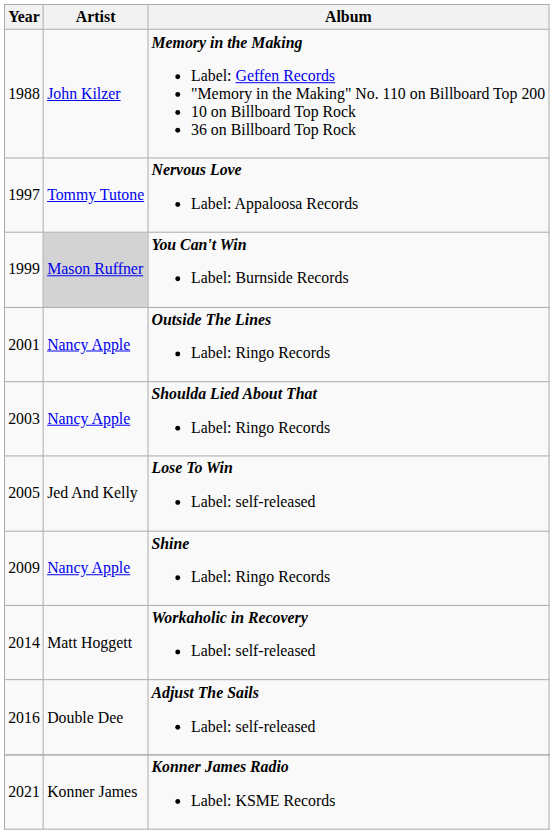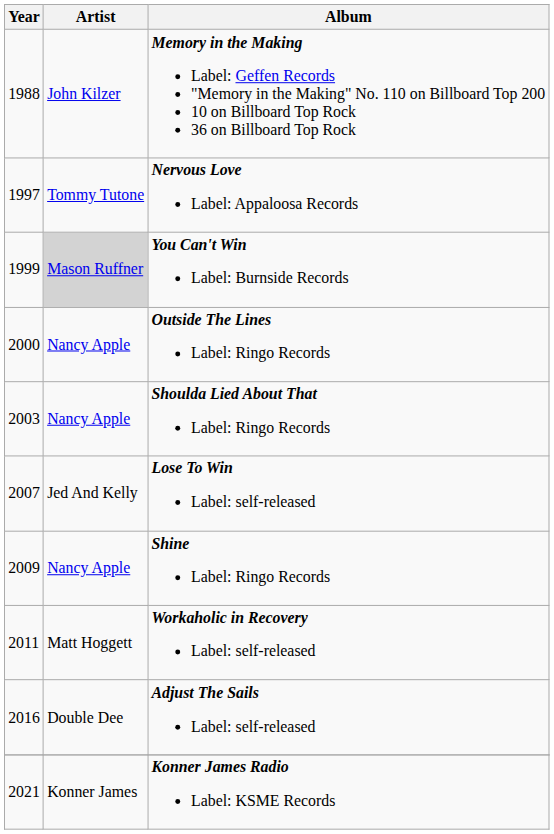(24, 344) 2001 -> (24, 344) 2000
(24, 493) 2005 -> (24, 493) 2007
(24, 642) 2014 -> (24, 642) 2011
